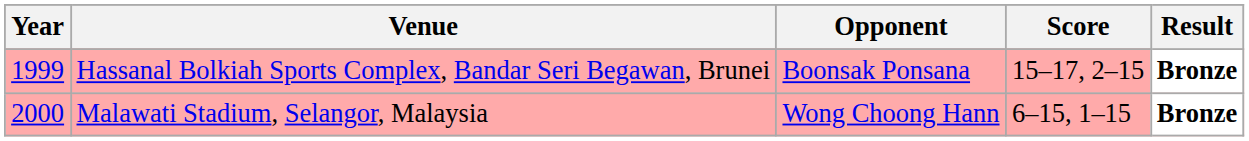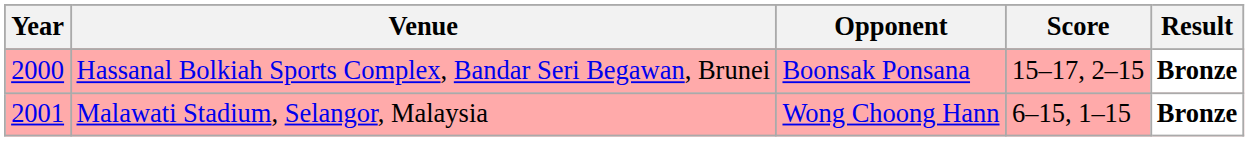(38, 70) 1999 -> (38, 70) 2000
(38, 114) 2000 -> (38, 114) 2001
